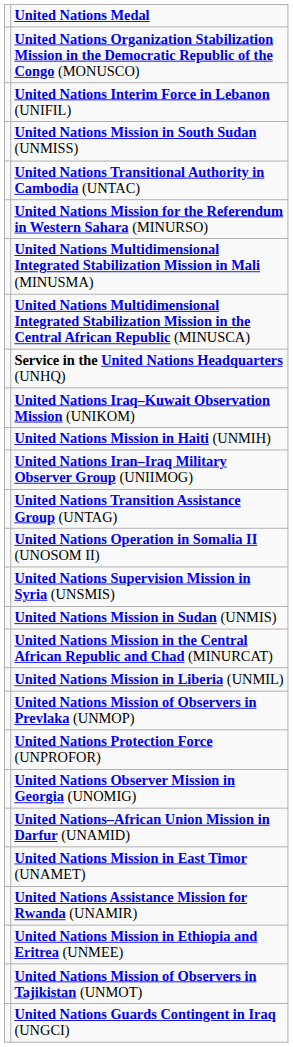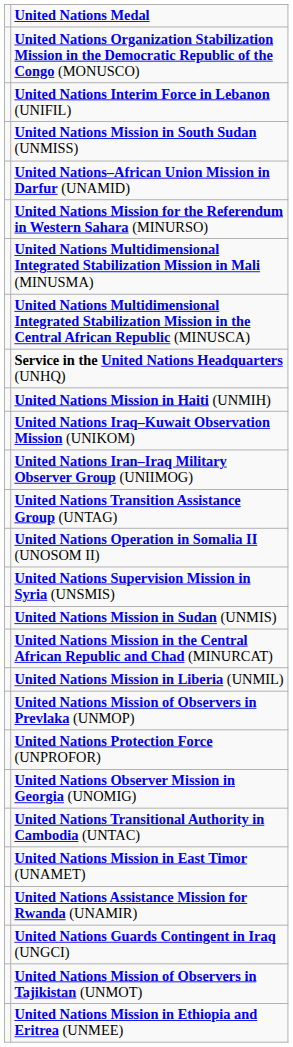rows swapped: (142, 827) <-> (139, 180)
rows swapped: (143, 438) <-> (142, 407)
rows swapped: (136, 944) <-> (145, 1022)
